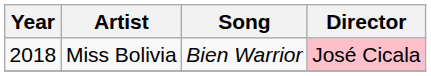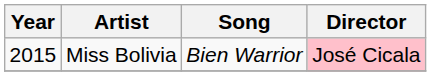(33, 55) 2018 -> (33, 55) 2015
